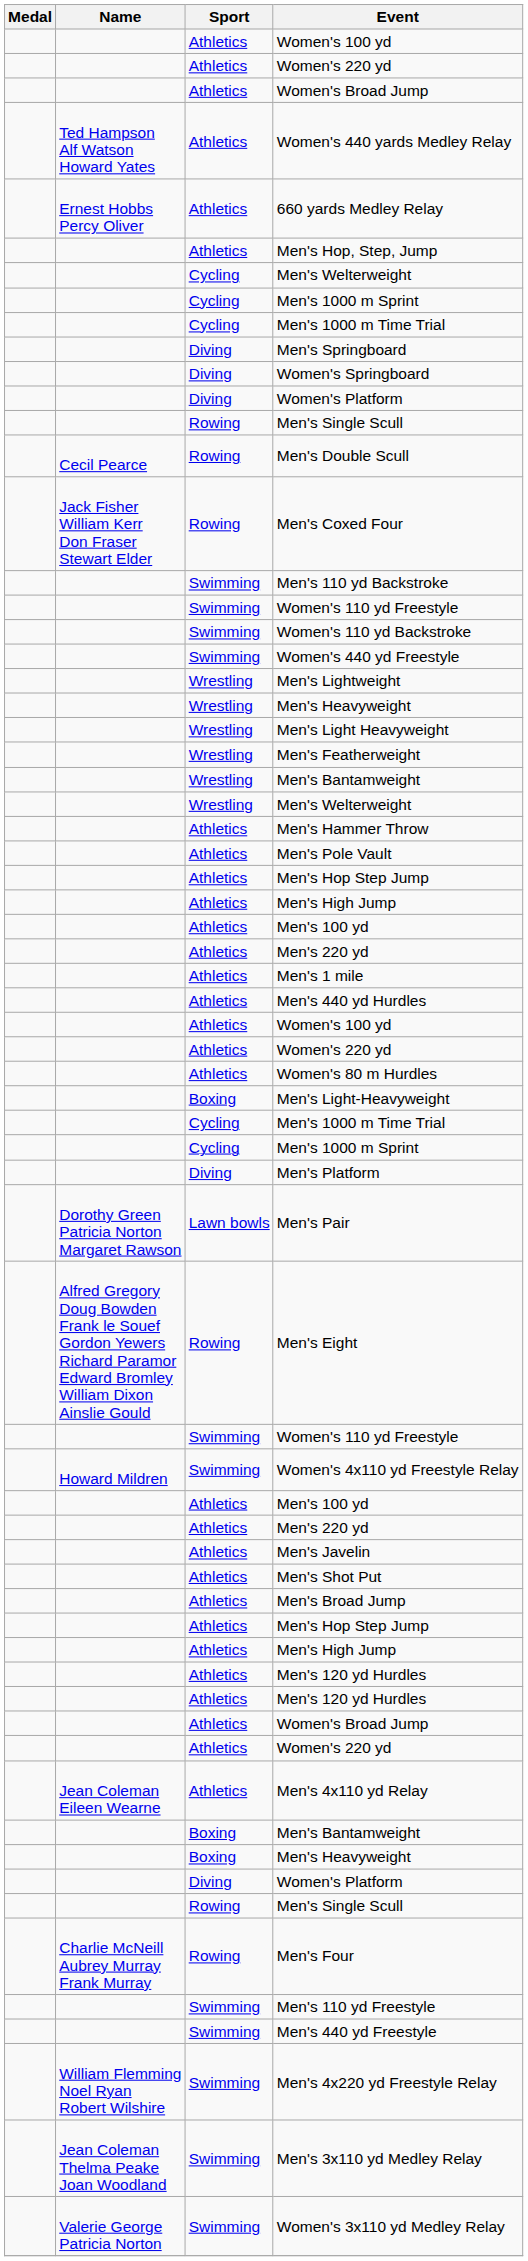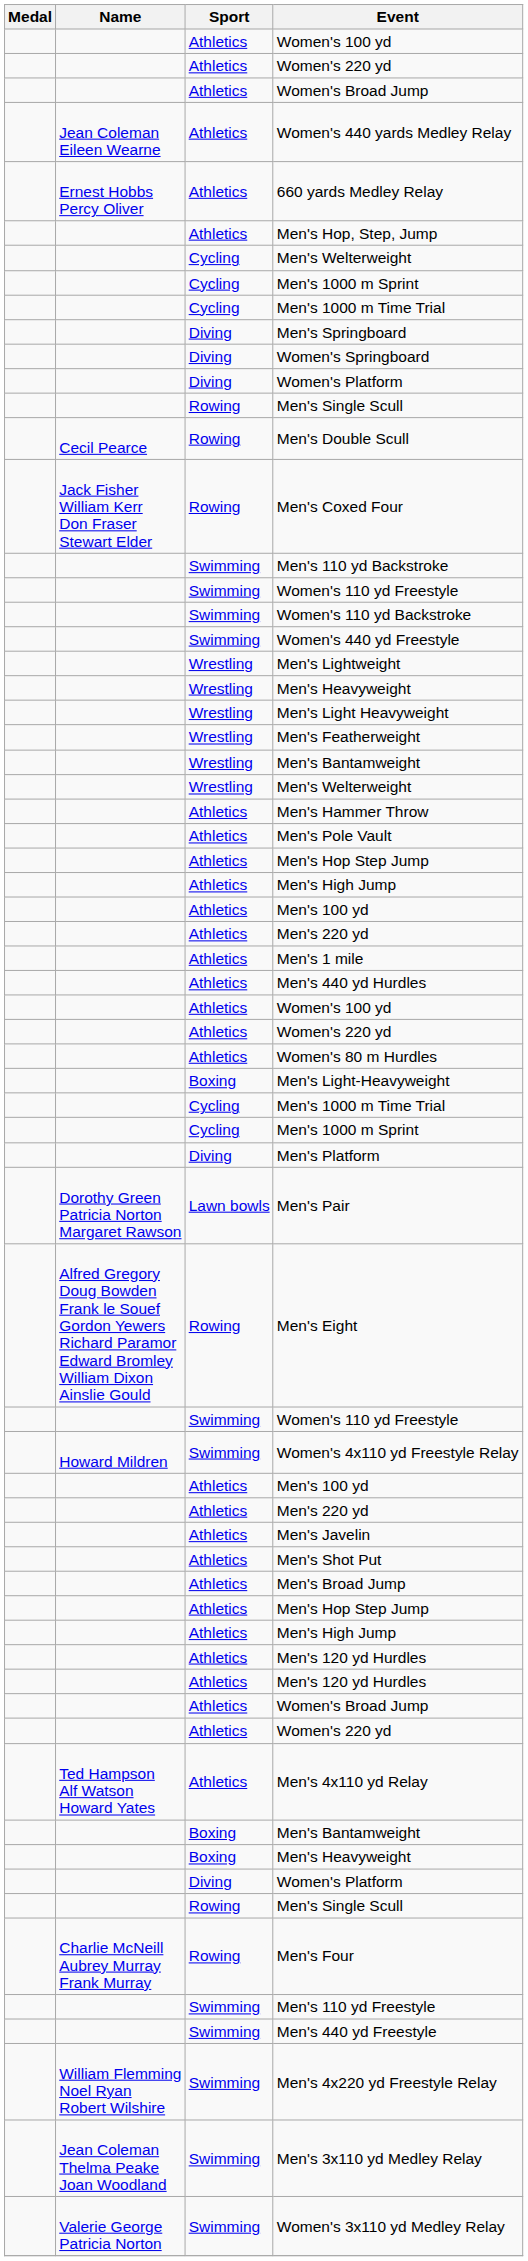(107, 150) Ted Hampson Alf Watson Howard Yates -> (110, 141) Jean Coleman Eileen Wearne
(110, 1799) Jean Coleman Eileen Wearne -> (107, 1790) Ted Hampson Alf Watson Howard Yates
